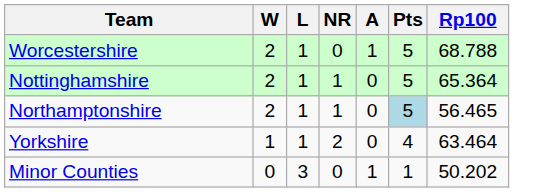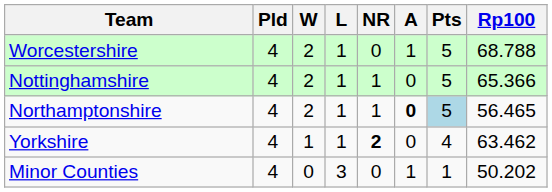+ column: (273, 19)
(468, 80) 65.364 -> (506, 80) 65.366
(372, 111) normal -> (411, 111) bold
(337, 141) normal -> (376, 141) bold
(468, 141) 63.464 -> (506, 141) 63.462
